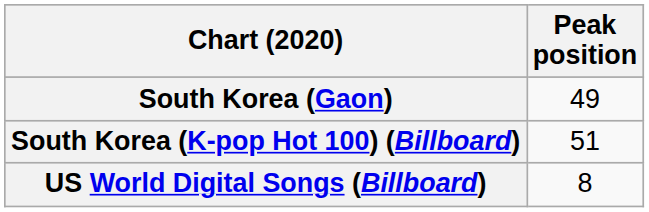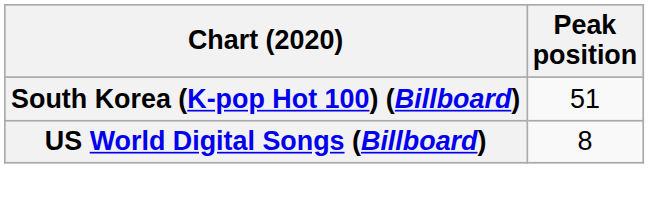- row: (266, 98)
